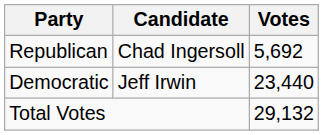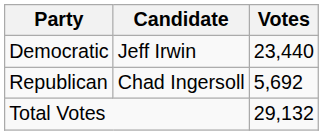rows swapped: (59, 82) <-> (58, 51)
